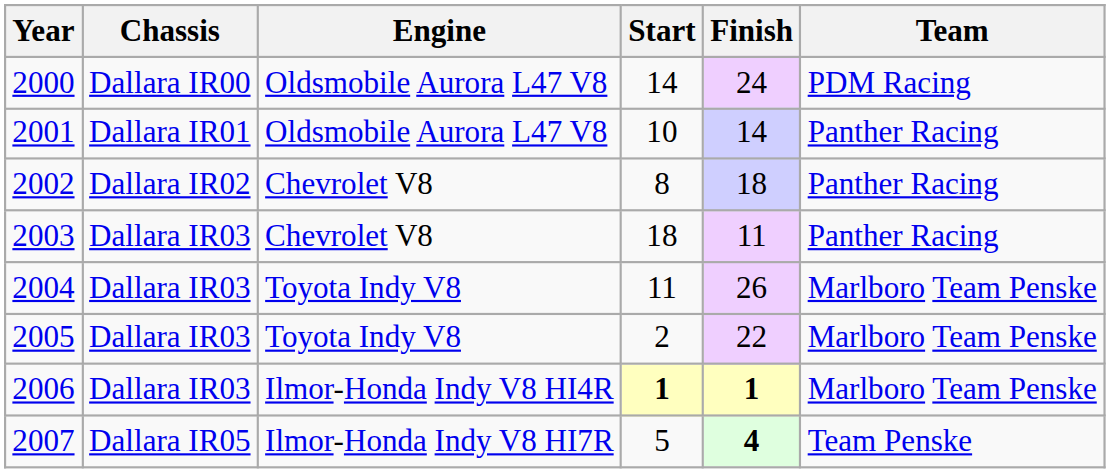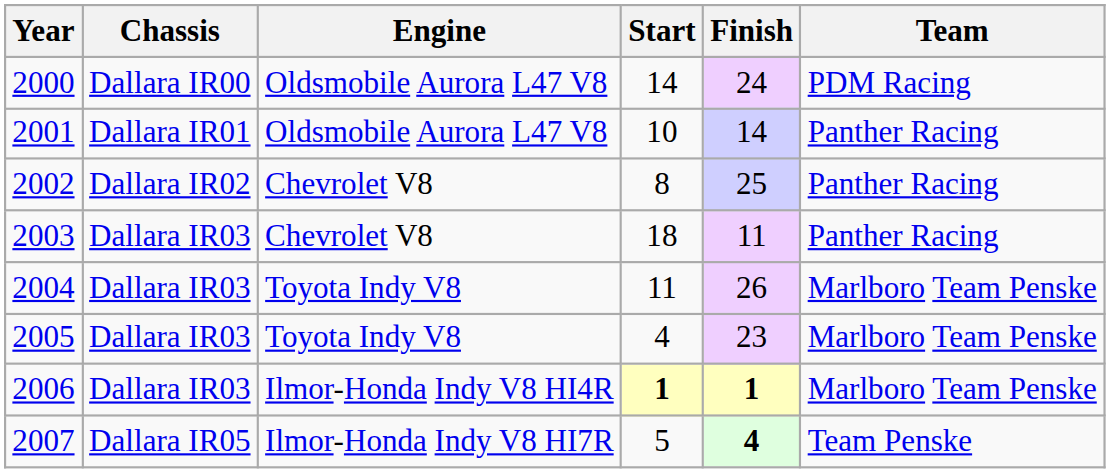(752, 184) 18 -> (752, 184) 25
(662, 338) 2 -> (662, 338) 4
(752, 338) 22 -> (752, 338) 23
